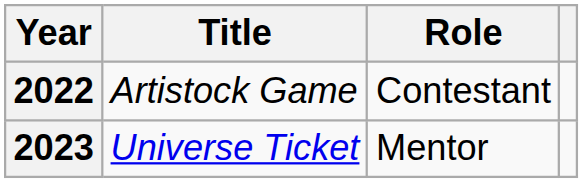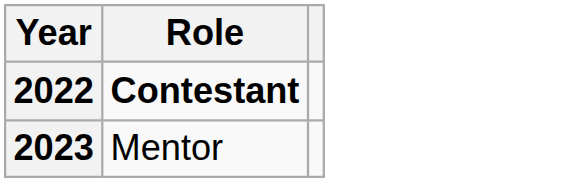- column: (235, 33)
(464, 90) normal -> (205, 90) bold
